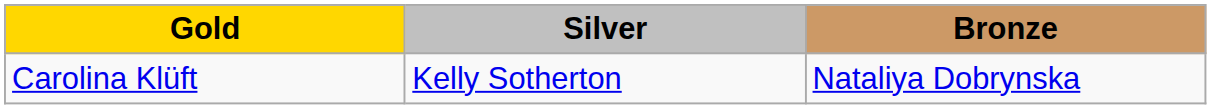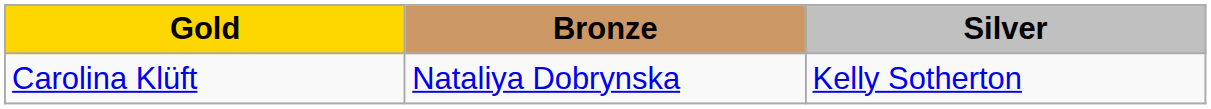columns swapped: (605, 28) <-> (1006, 28)
